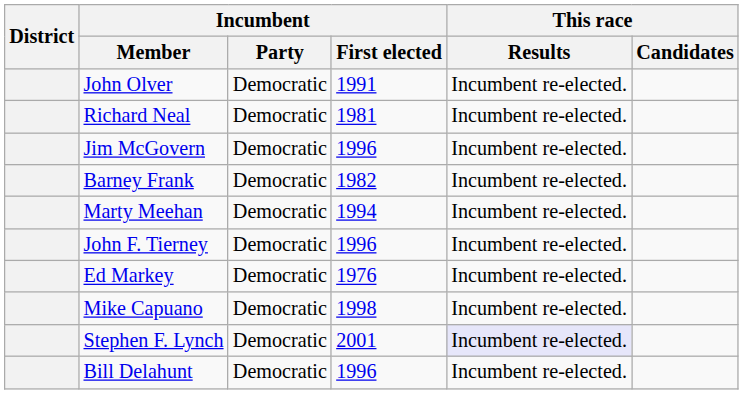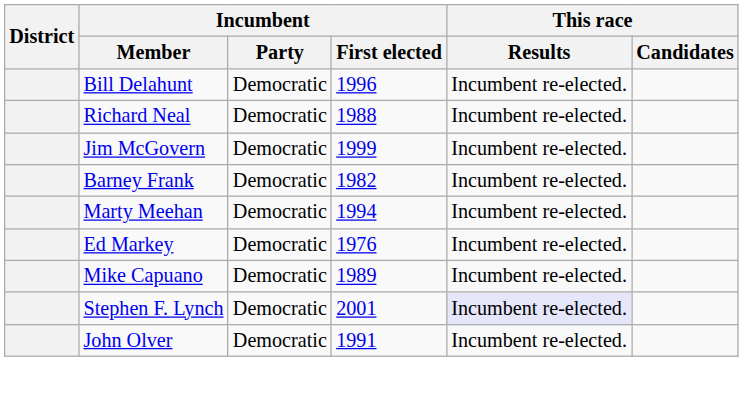rows swapped: (128, 84) <-> (138, 372)
(356, 116) 1981 -> (356, 116) 1988
(356, 148) 1996 -> (356, 148) 1999
- row: (146, 244)
(356, 308) 1998 -> (356, 276) 1989
